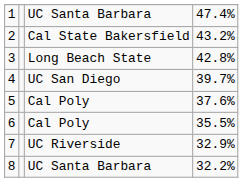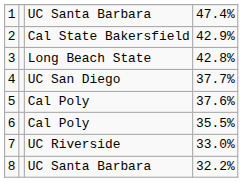(215, 37) 43.2% -> (215, 37) 42.9%
(215, 80) 39.7% -> (215, 80) 37.7%
(215, 145) 32.9% -> (215, 145) 33.0%
